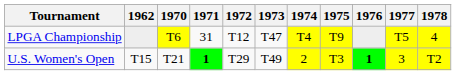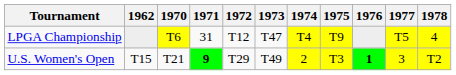(206, 59) 1 -> (206, 59) 9
